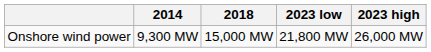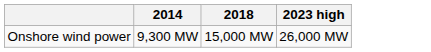- column: (314, 15)
